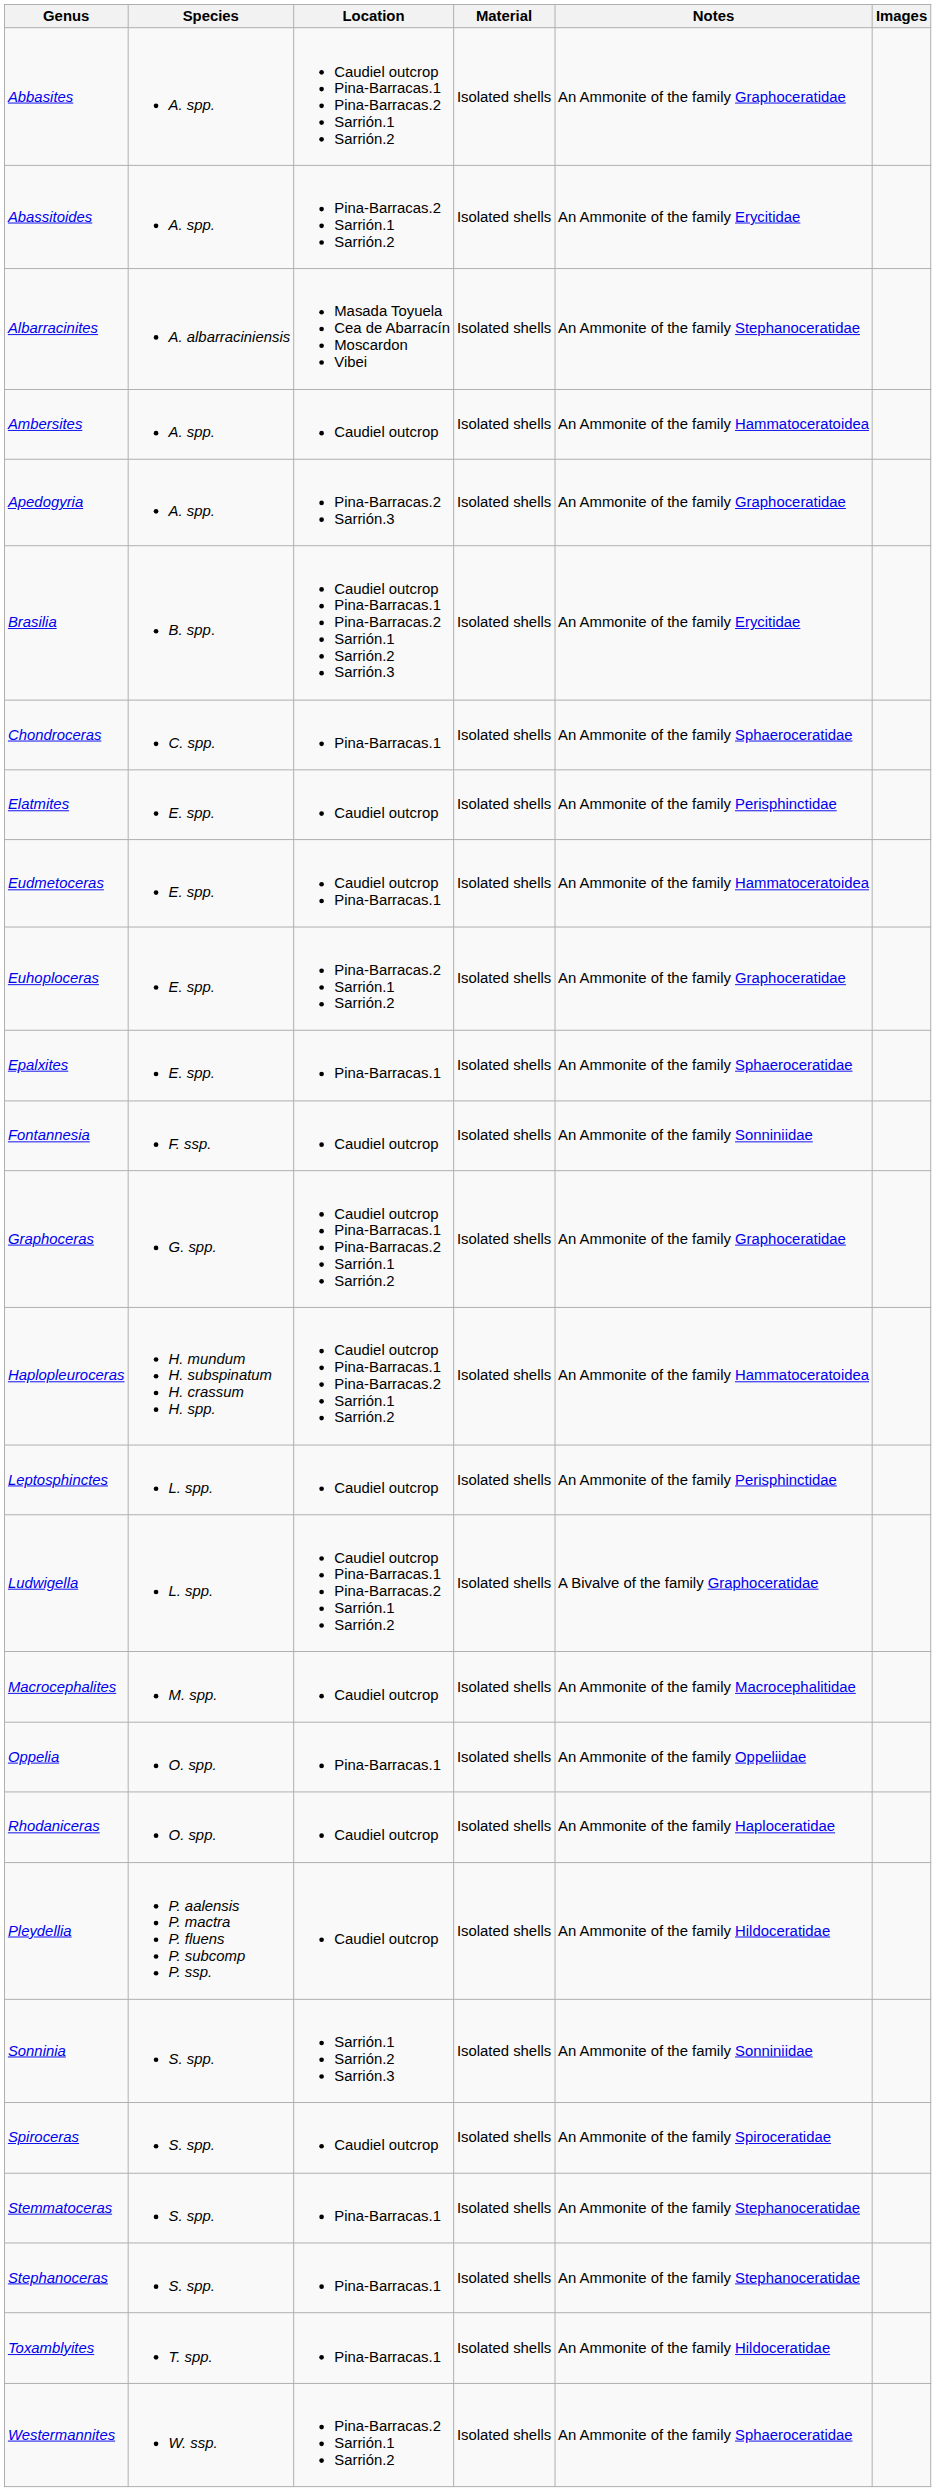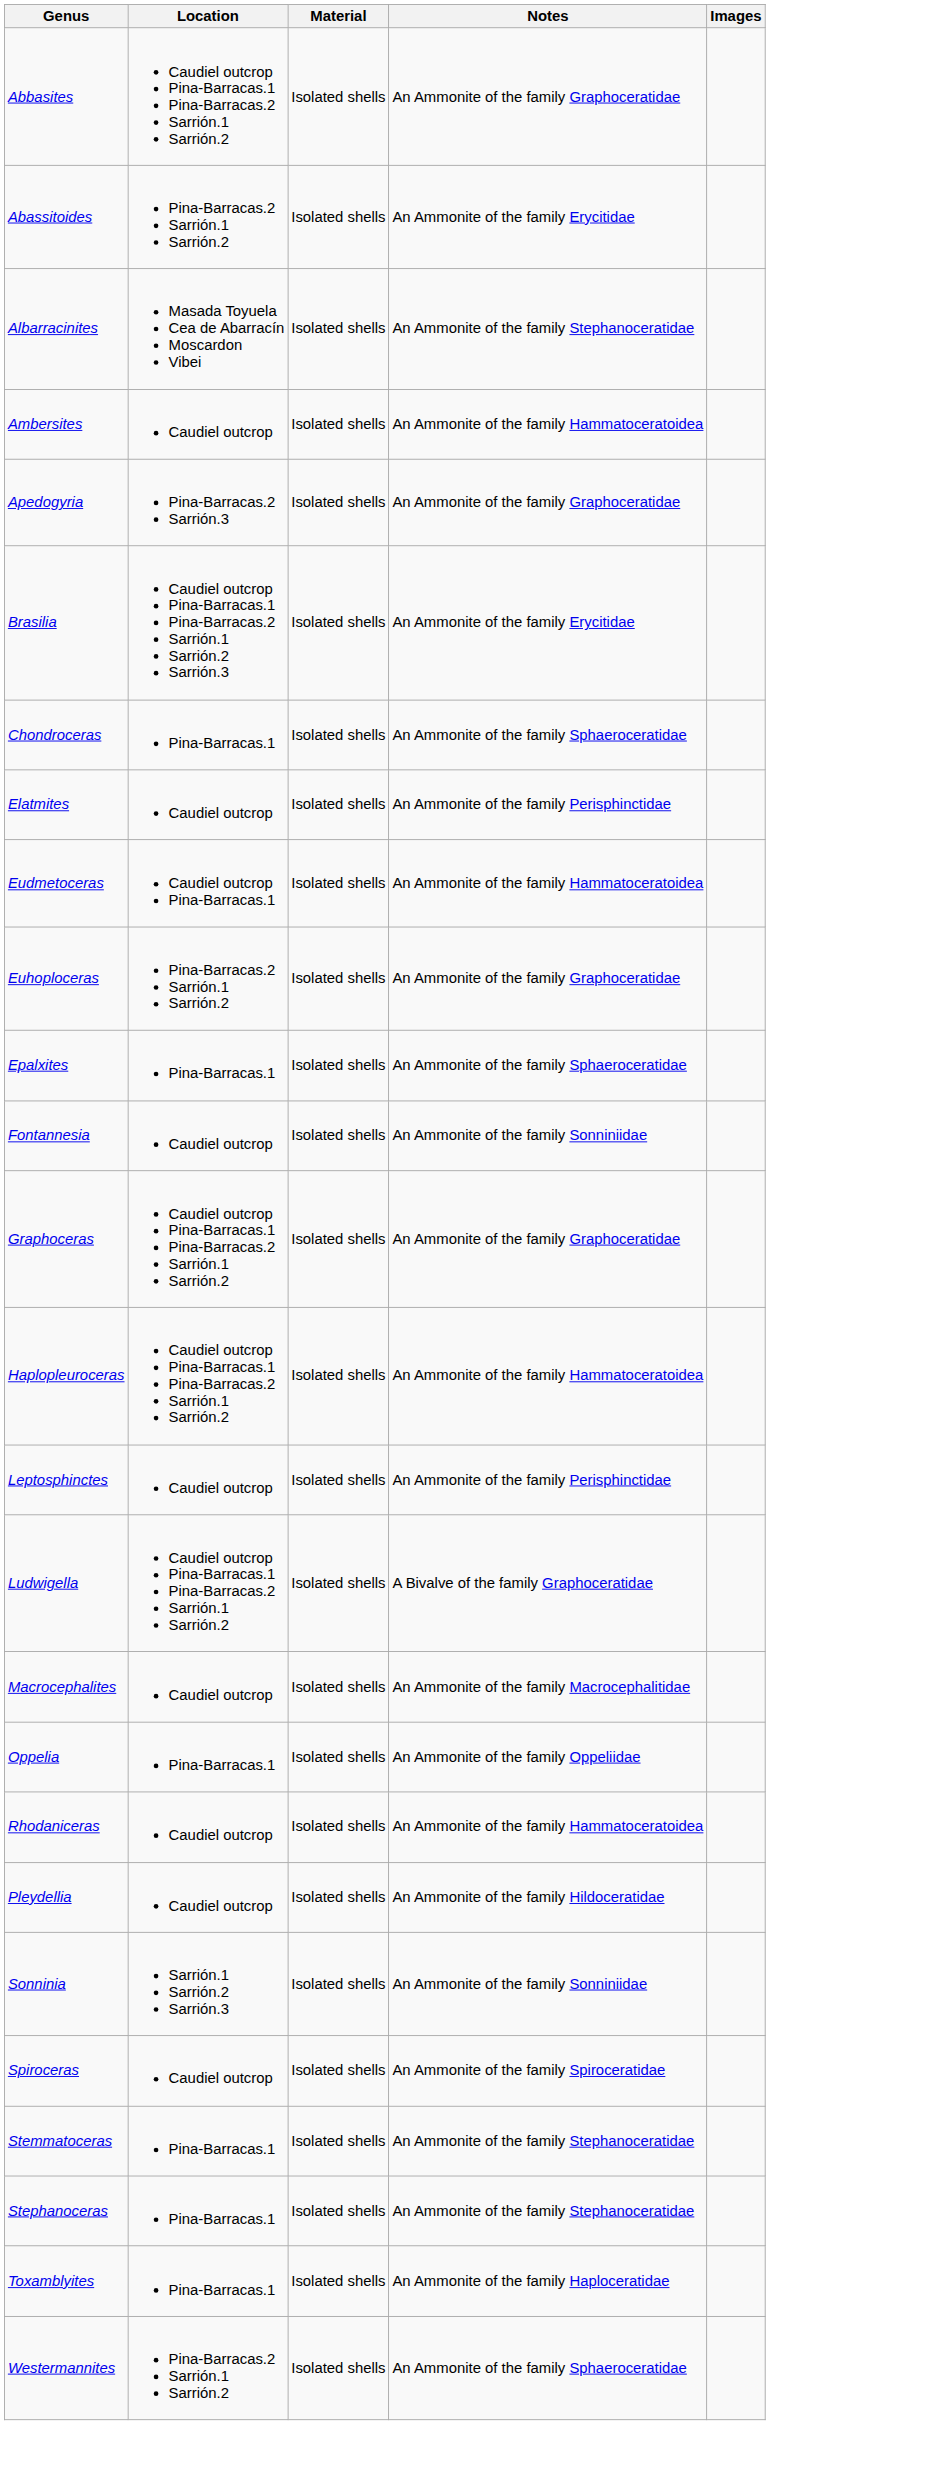- column: (211, 16)
(697, 1827) An Ammonite of the family Haploceratidae -> (548, 1827) An Ammonite of the family Hammatoceratoidea
(694, 2348) An Ammonite of the family Hildoceratidae -> (531, 2281) An Ammonite of the family Haploceratidae
